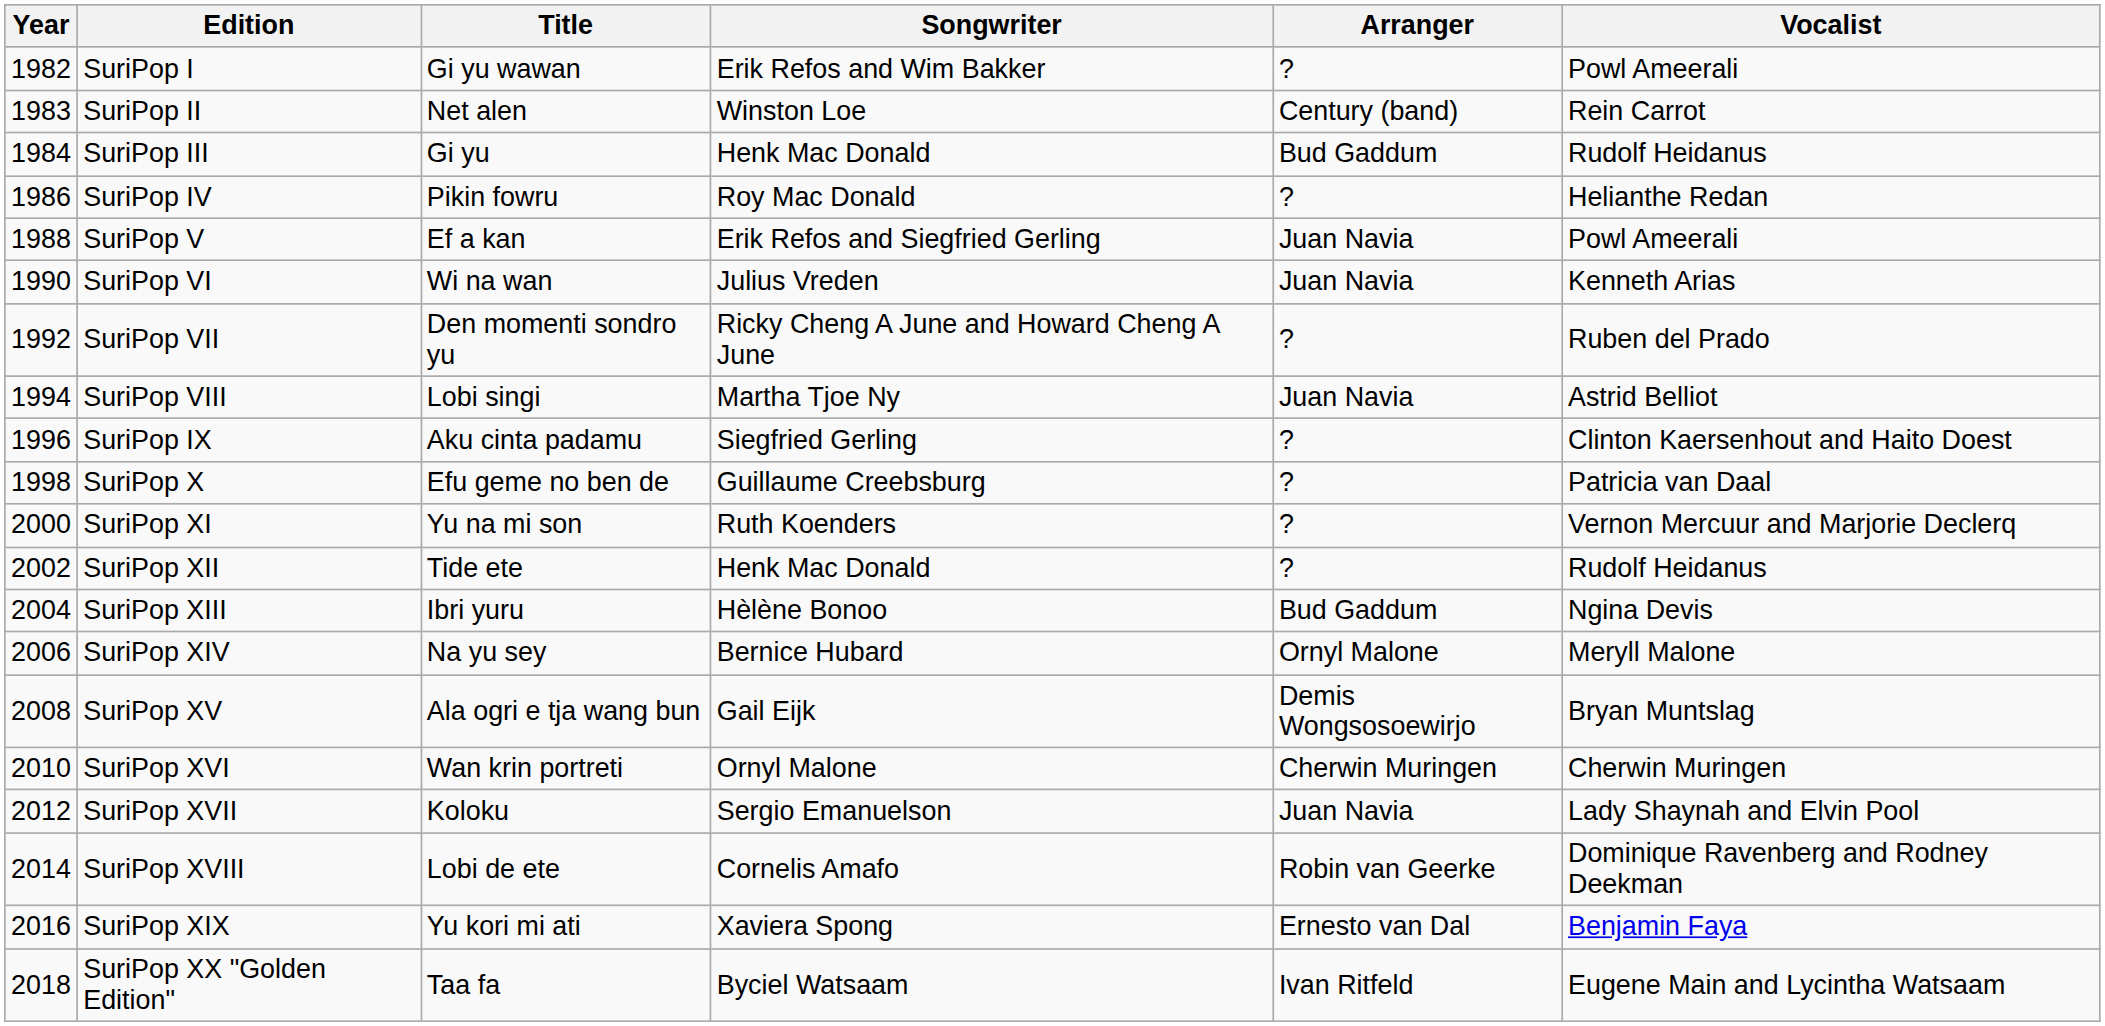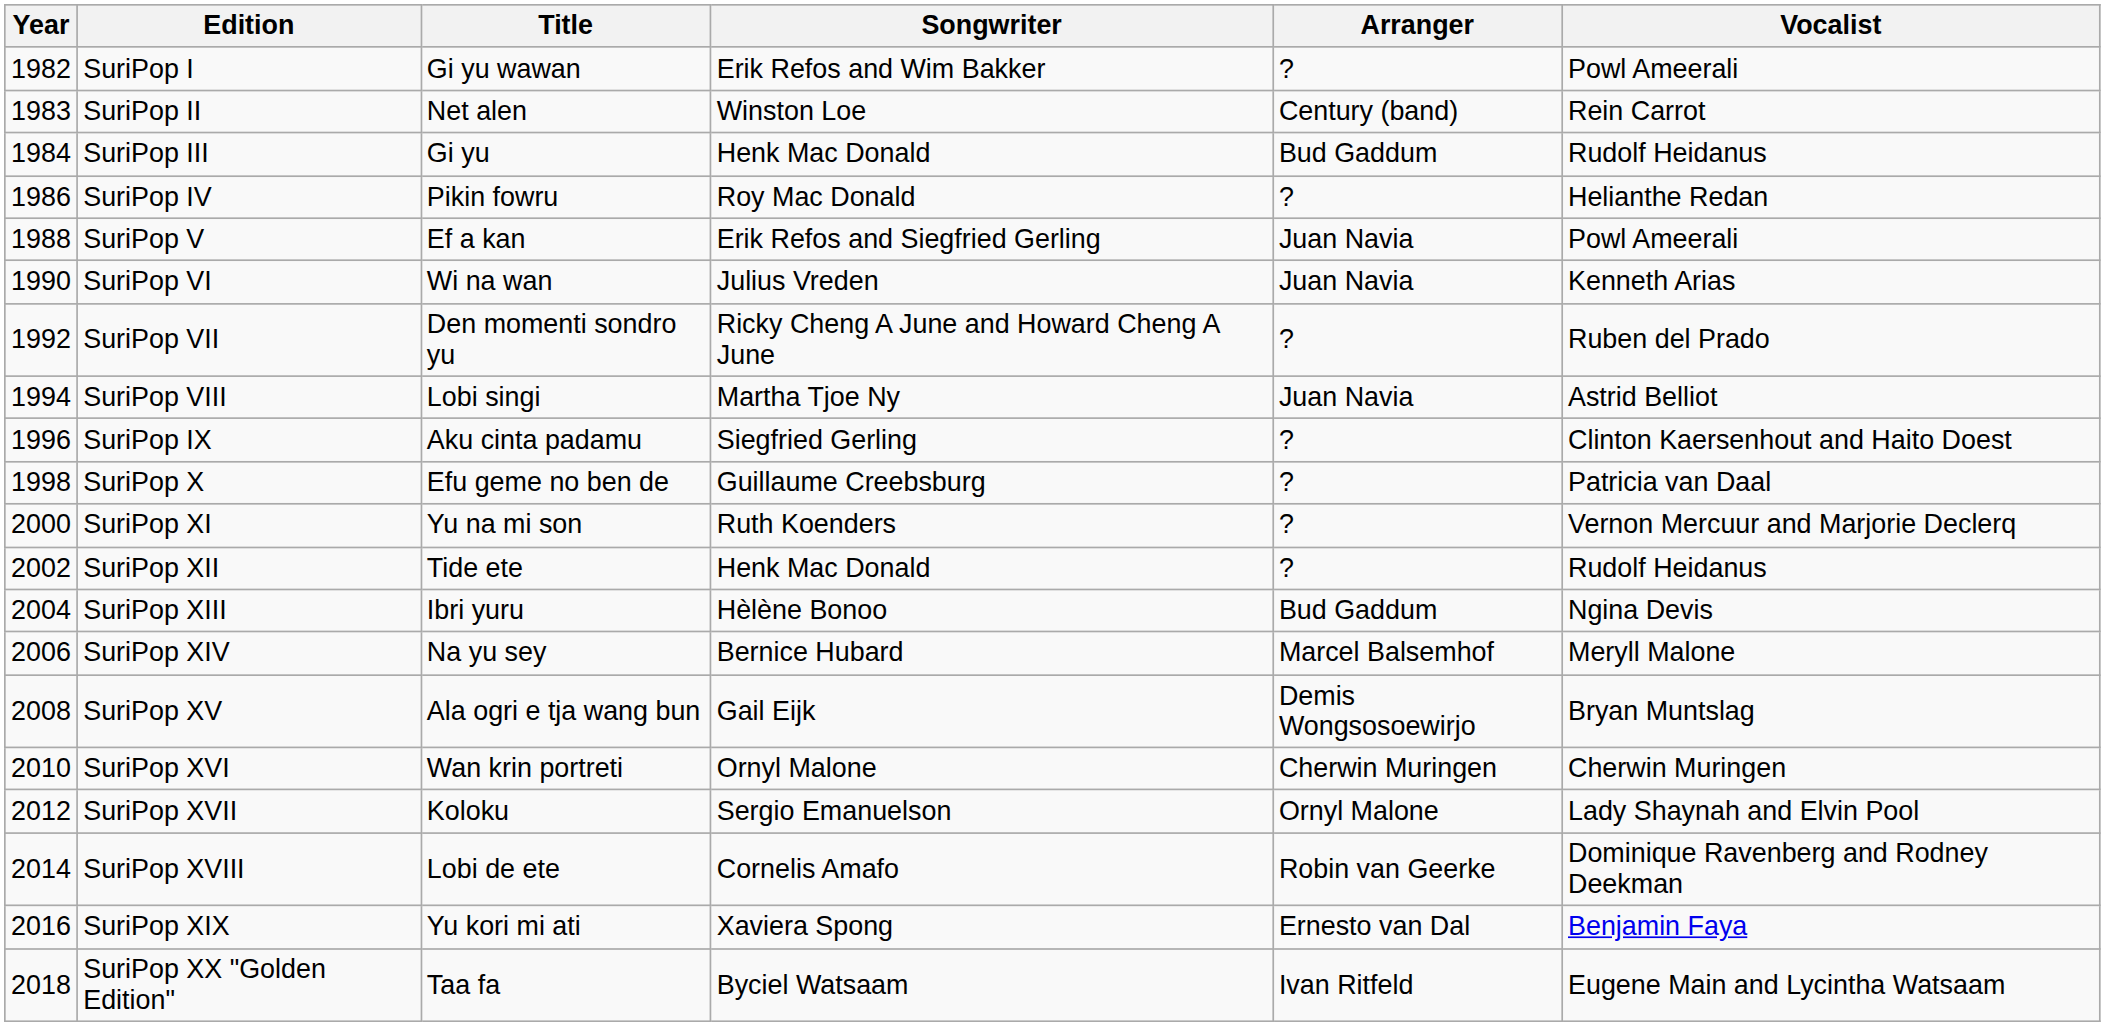(1359, 652) Ornyl Malone -> (1386, 652) Marcel Balsemhof
(1346, 811) Juan Navia -> (1359, 811) Ornyl Malone
